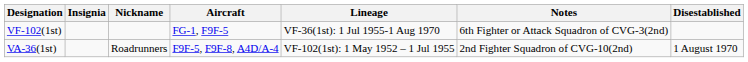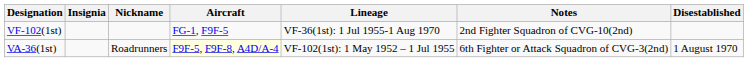(564, 30) 6th Fighter or Attack Squadron of CVG-3(2nd) -> (546, 30) 2nd Fighter Squadron of CVG-10(2nd)
(226, 48) no background -> (226, 48) lightyellow background
(546, 48) 2nd Fighter Squadron of CVG-10(2nd) -> (564, 48) 6th Fighter or Attack Squadron of CVG-3(2nd)
